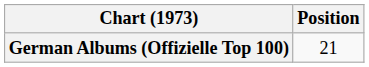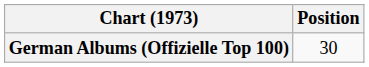(328, 47) 21 -> (328, 47) 30
